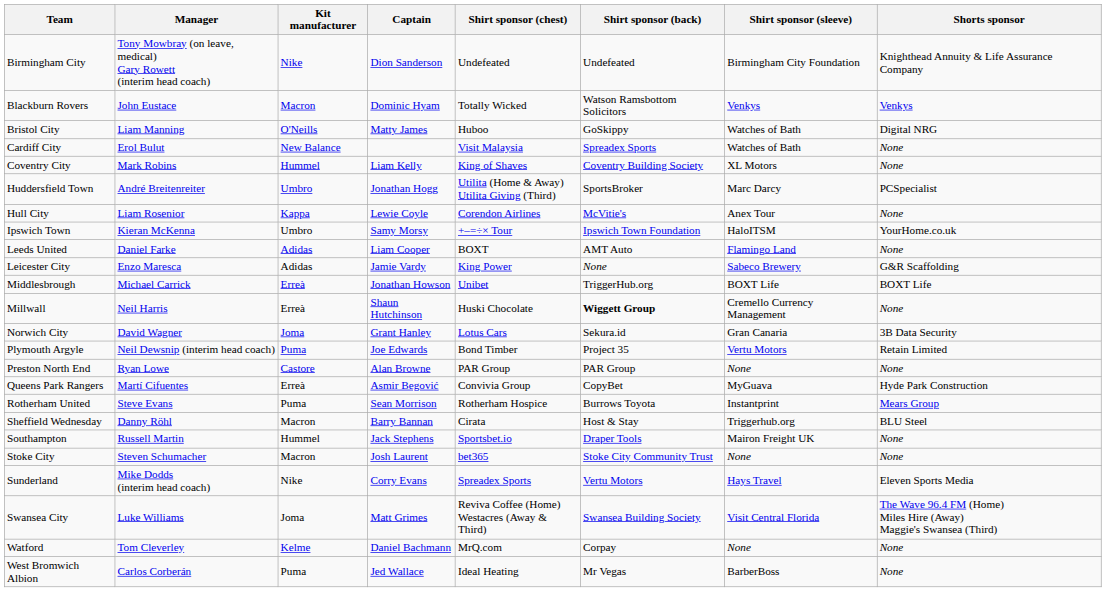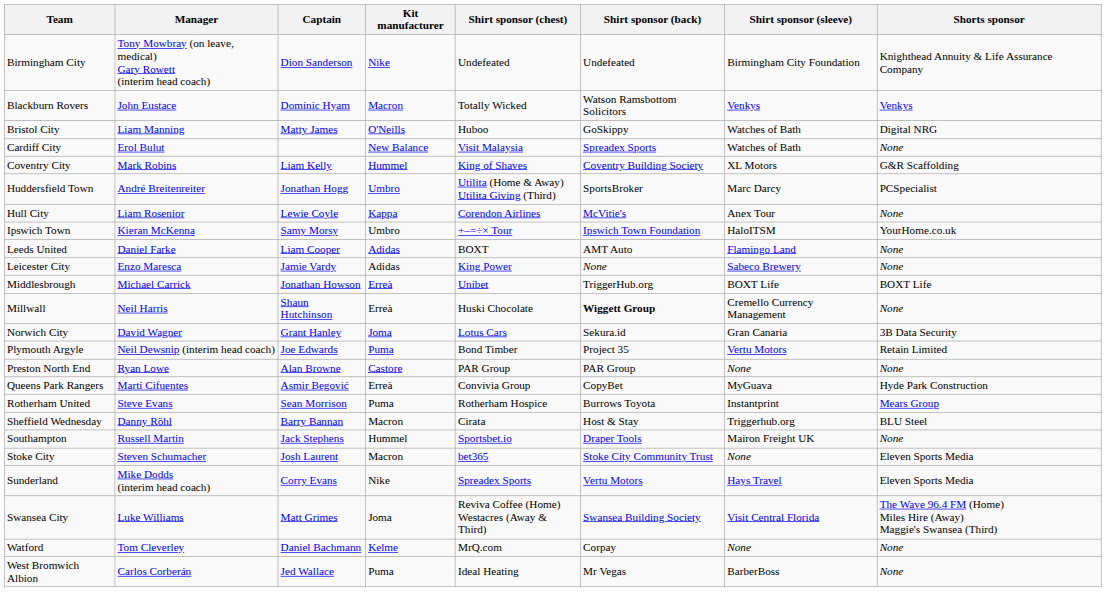columns swapped: (412, 19) <-> (323, 19)
(891, 165) None -> (919, 165) G&R Scaffolding
(919, 266) G&R Scaffolding -> (891, 266) None
(891, 456) None -> (927, 456) Eleven Sports Media
